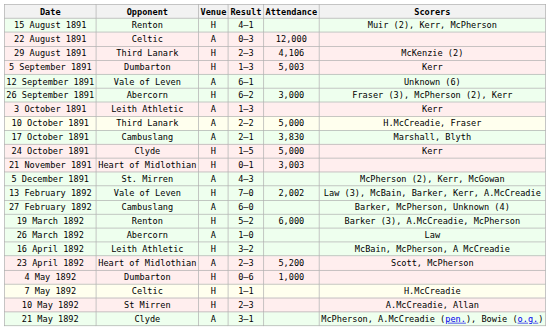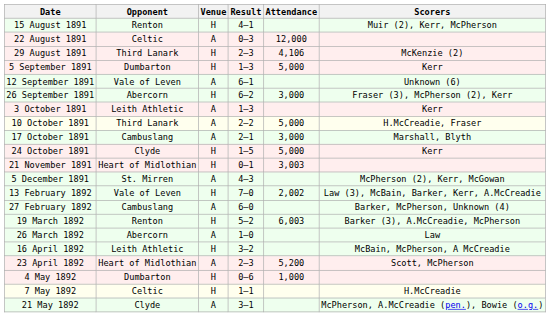(291, 67) 5,003 -> (291, 67) 5,000
(291, 137) 3,830 -> (291, 137) 3,000
(291, 221) 6,000 -> (291, 221) 6,003
- row: (50, 305)
